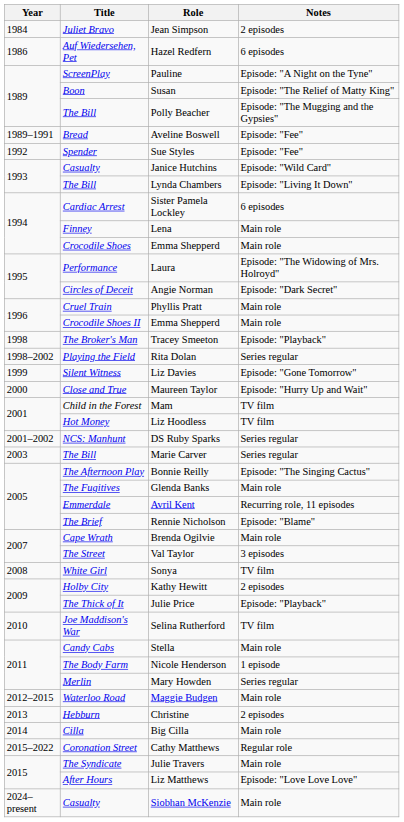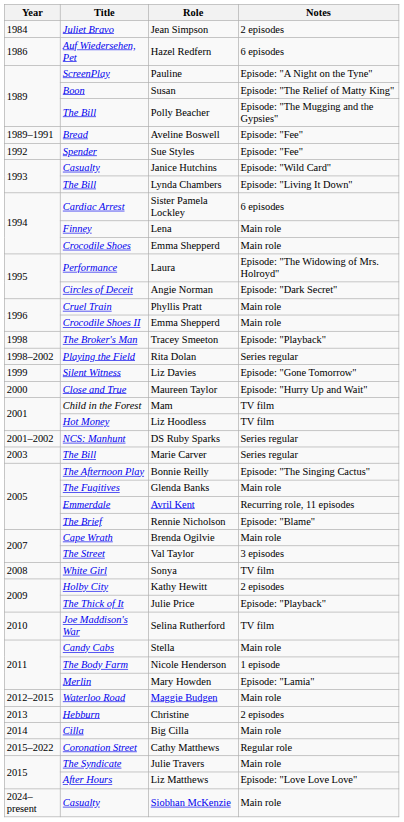(269, 681) Series regular -> (277, 681) Episode: "Lamia"
